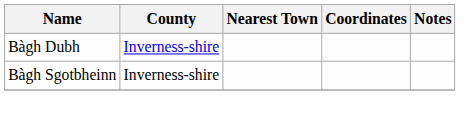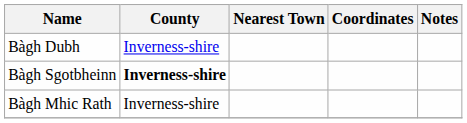(171, 75) normal -> (175, 75) bold
+ row: (60, 103)
